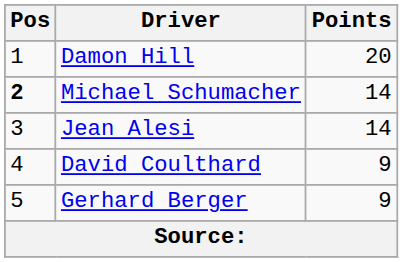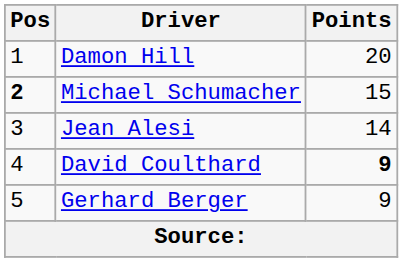(378, 95) 14 -> (378, 95) 15
(385, 167) normal -> (385, 167) bold
